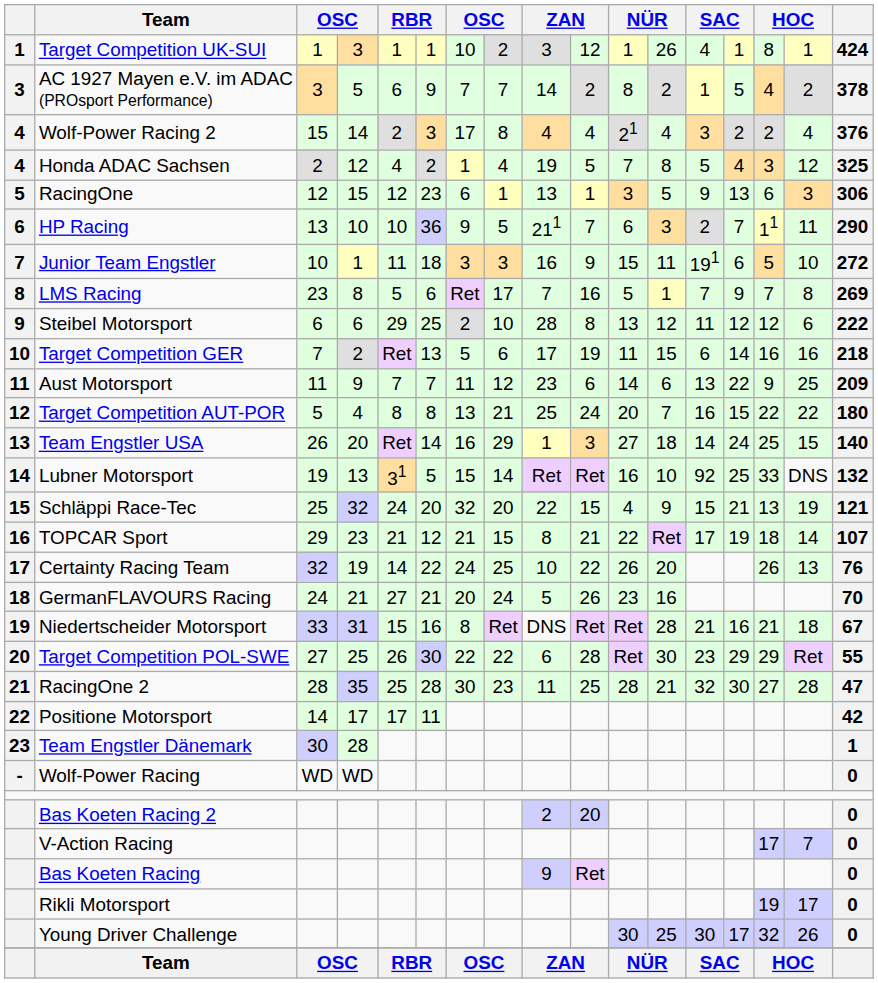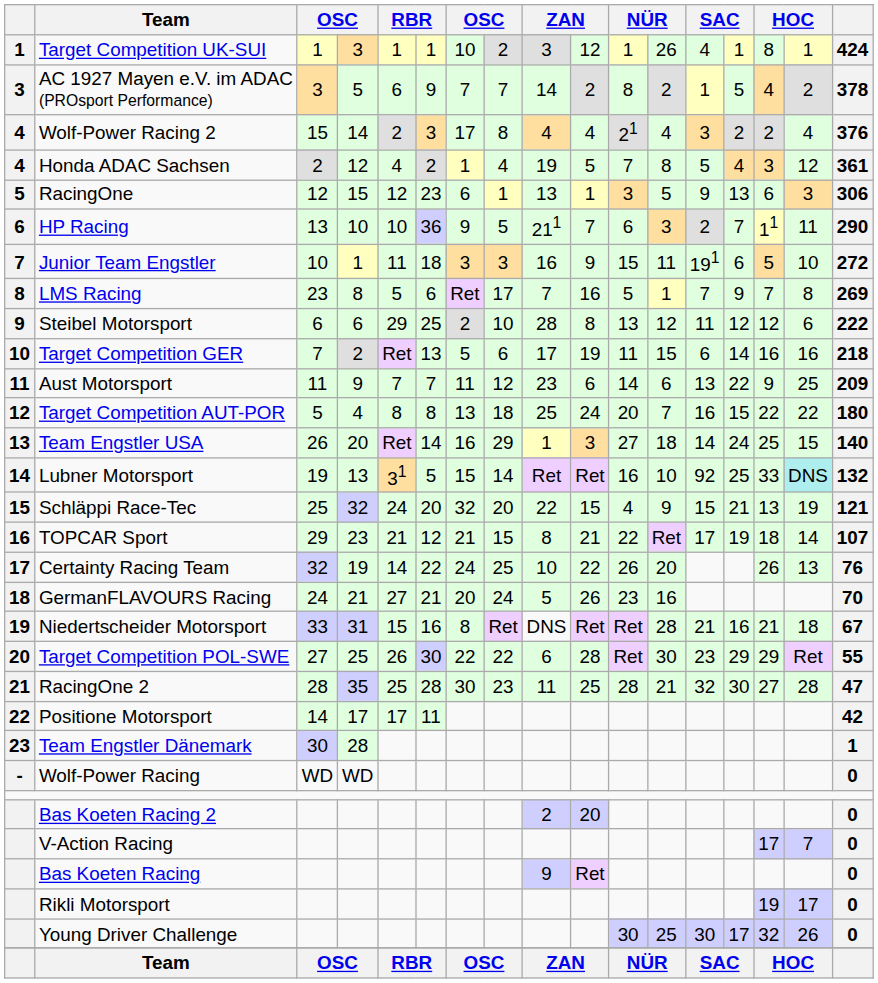(852, 165) 325 -> (852, 165) 361
(503, 413) 21 -> (503, 413) 18
(808, 476) no background -> (808, 476) paleturquoise background
